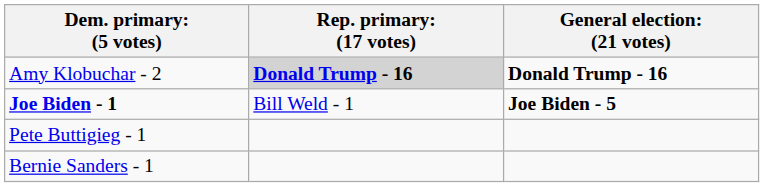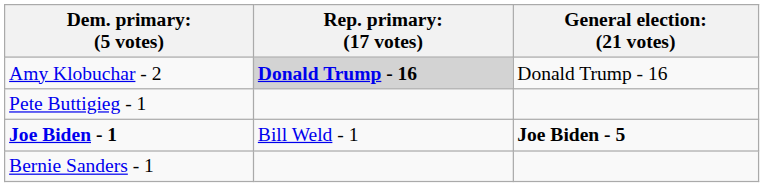(588, 72) bold -> (592, 72) normal
rows swapped: (63, 103) <-> (78, 134)
